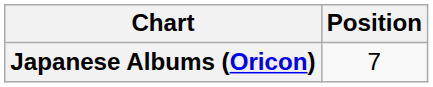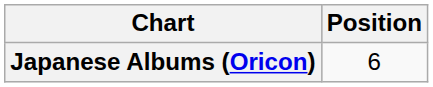(374, 61) 7 -> (374, 61) 6
